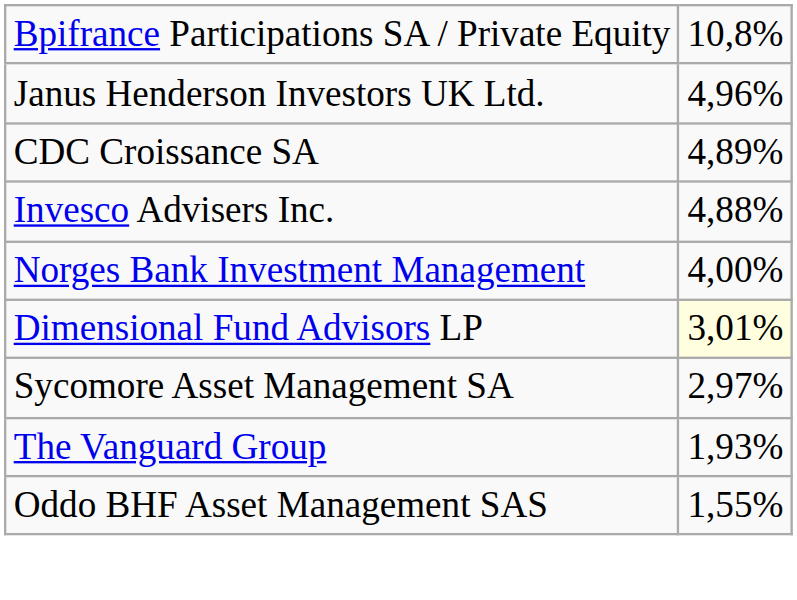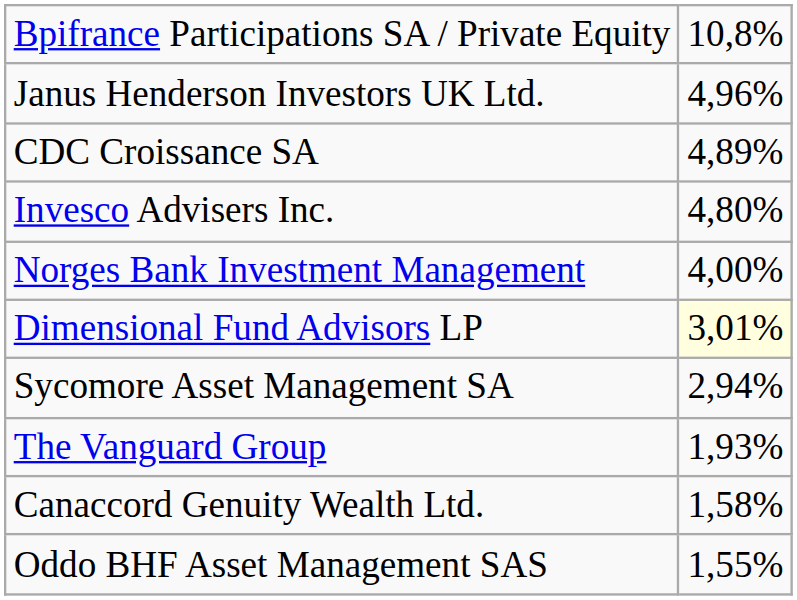(735, 210) 4,88% -> (735, 210) 4,80%
(735, 387) 2,97% -> (735, 387) 2,94%
+ row: (249, 504)
